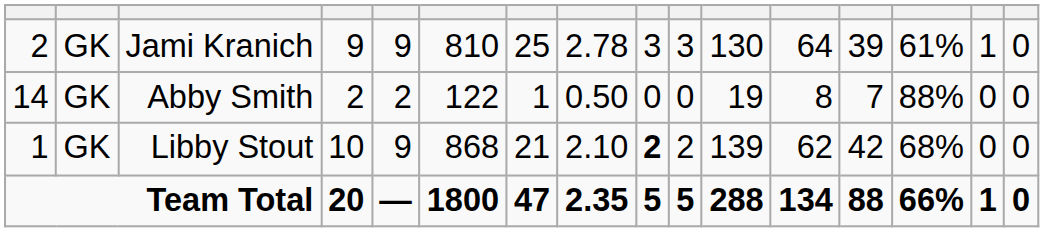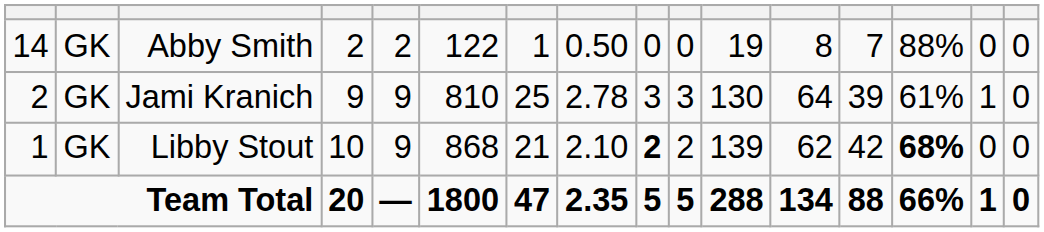rows swapped: (219, 45) <-> (230, 96)
(931, 148) normal -> (931, 148) bold
